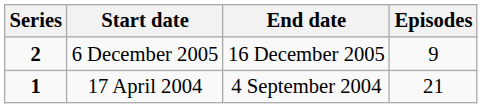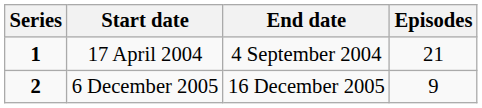rows swapped: (145, 86) <-> (145, 53)
